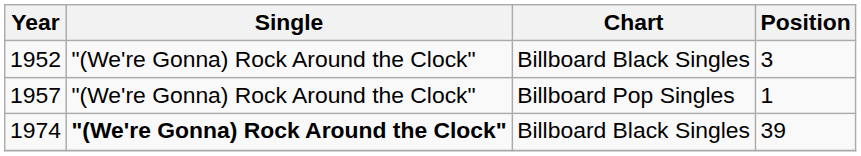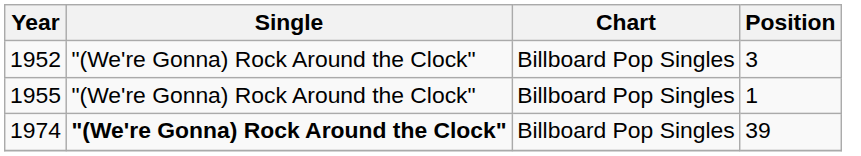(634, 58) Billboard Black Singles -> (626, 58) Billboard Pop Singles
(35, 95) 1957 -> (35, 95) 1955
(634, 131) Billboard Black Singles -> (626, 131) Billboard Pop Singles
